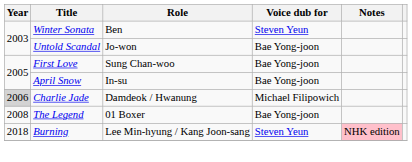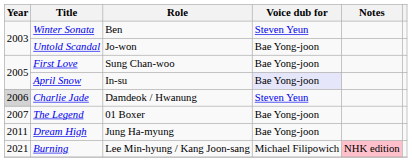(287, 81) no background -> (287, 81) lavender background
(297, 98) Michael Filipowich -> (282, 98) Steven Yeun
(18, 115) 2008 -> (18, 115) 2007
+ row: (60, 132)
(18, 132) 2018 -> (18, 149) 2021
(282, 132) Steven Yeun -> (297, 149) Michael Filipowich
